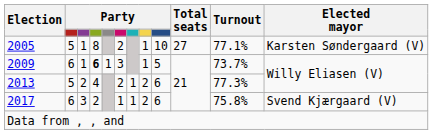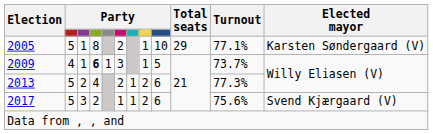(180, 46) 27 -> (180, 46) 29
(71, 64) 6 -> (71, 64) 4
(71, 102) 6 -> (71, 102) 5
(230, 102) 75.8% -> (230, 102) 75.6%
